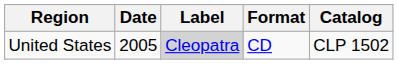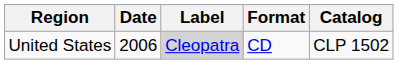(138, 45) 2005 -> (138, 45) 2006
